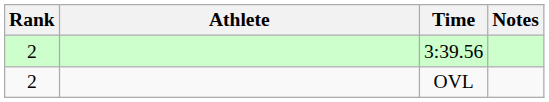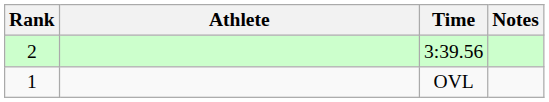(32, 81) 2 -> (32, 81) 1
